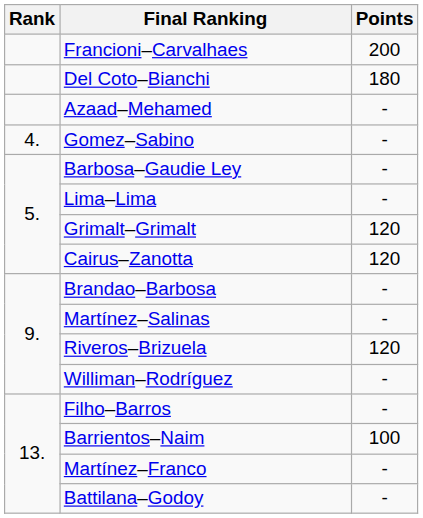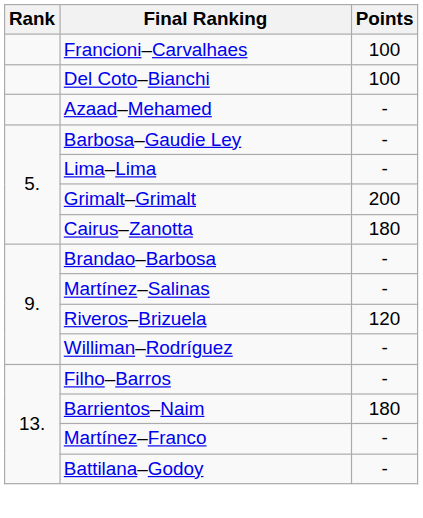(385, 49) 200 -> (385, 49) 100
(385, 79) 180 -> (385, 79) 100
- row: (129, 139)
(385, 229) 120 -> (385, 199) 200
(385, 259) 120 -> (385, 229) 180
(385, 438) 100 -> (385, 408) 180
